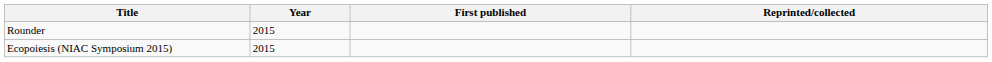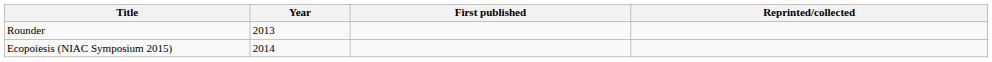(264, 30) 2015 -> (264, 30) 2013
(264, 48) 2015 -> (264, 48) 2014
